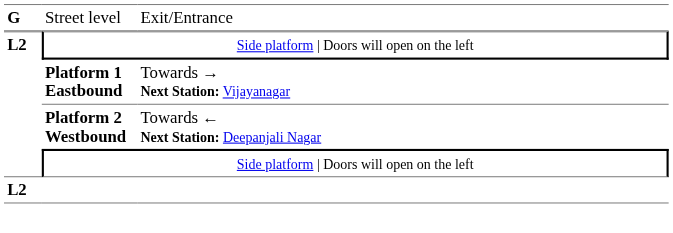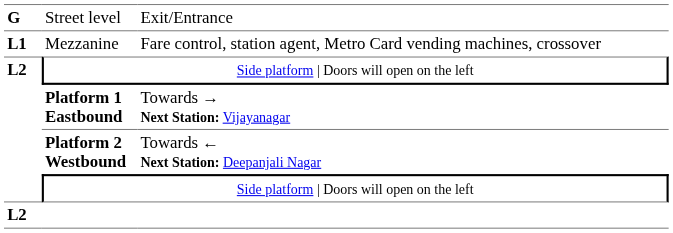+ row: (82, 43)
